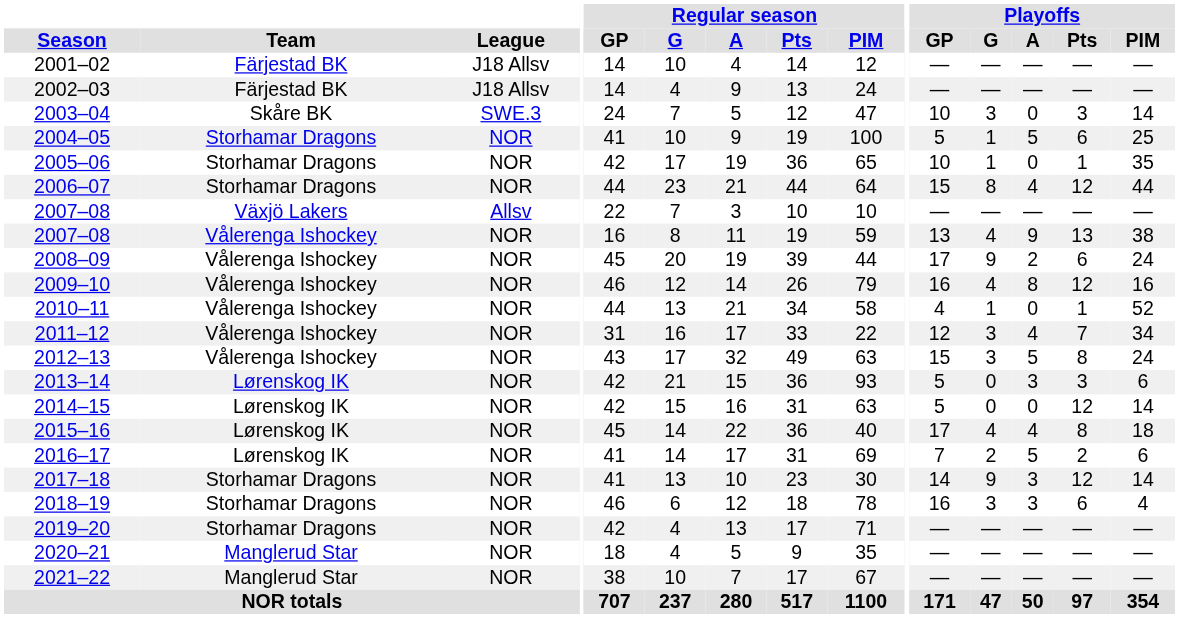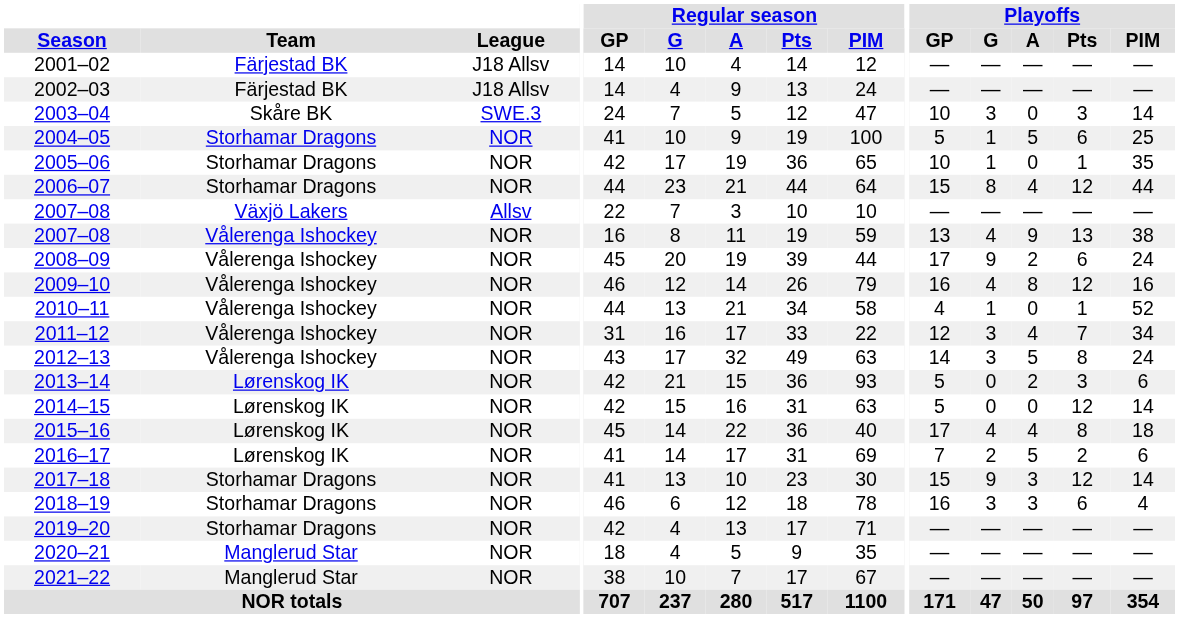(939, 357) 15 -> (939, 357) 14
(1033, 382) 3 -> (1033, 382) 2
(939, 479) 14 -> (939, 479) 15
